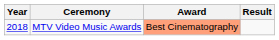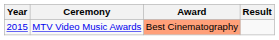(17, 27) 2018 -> (17, 27) 2015
